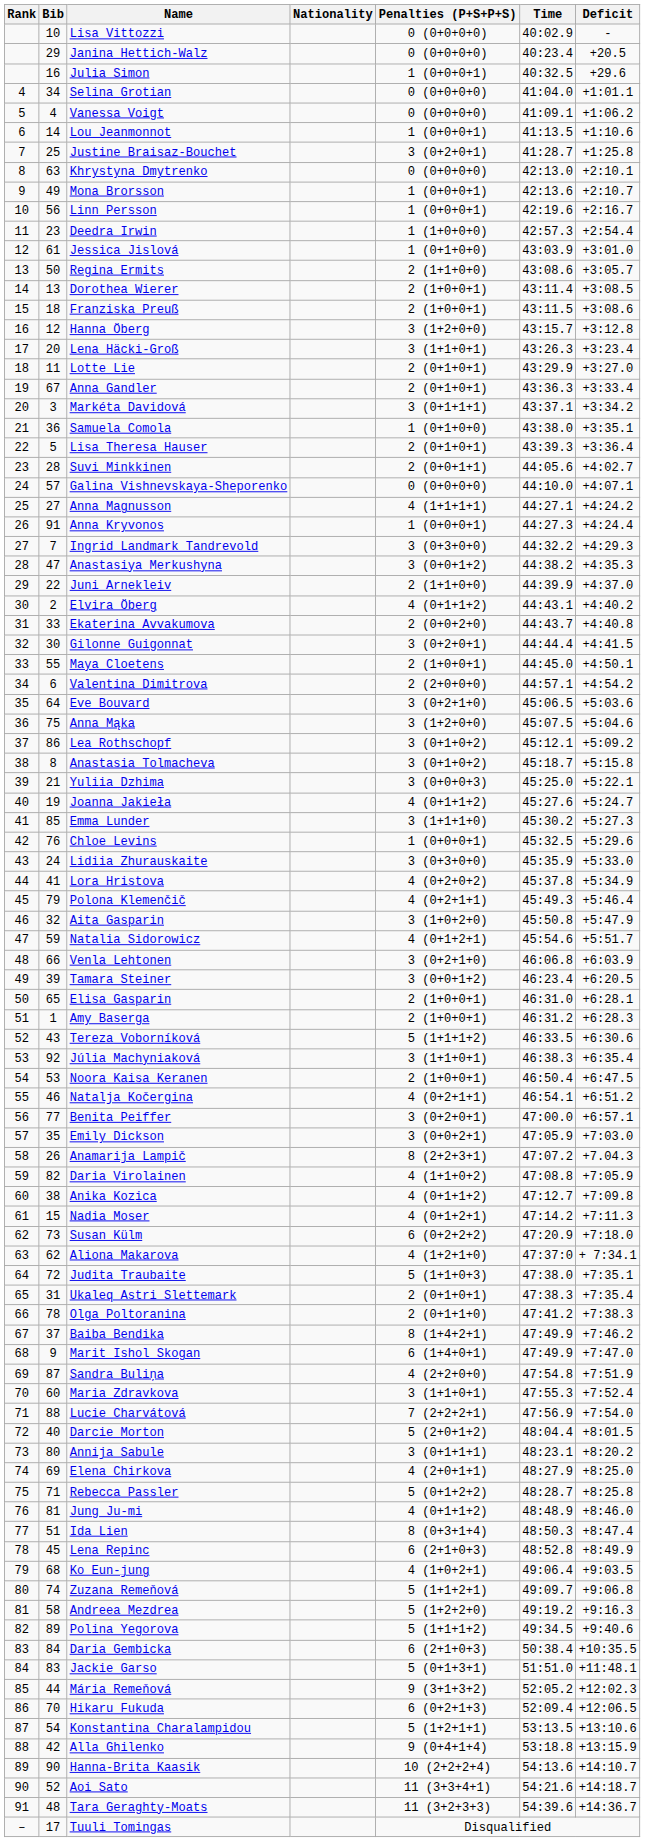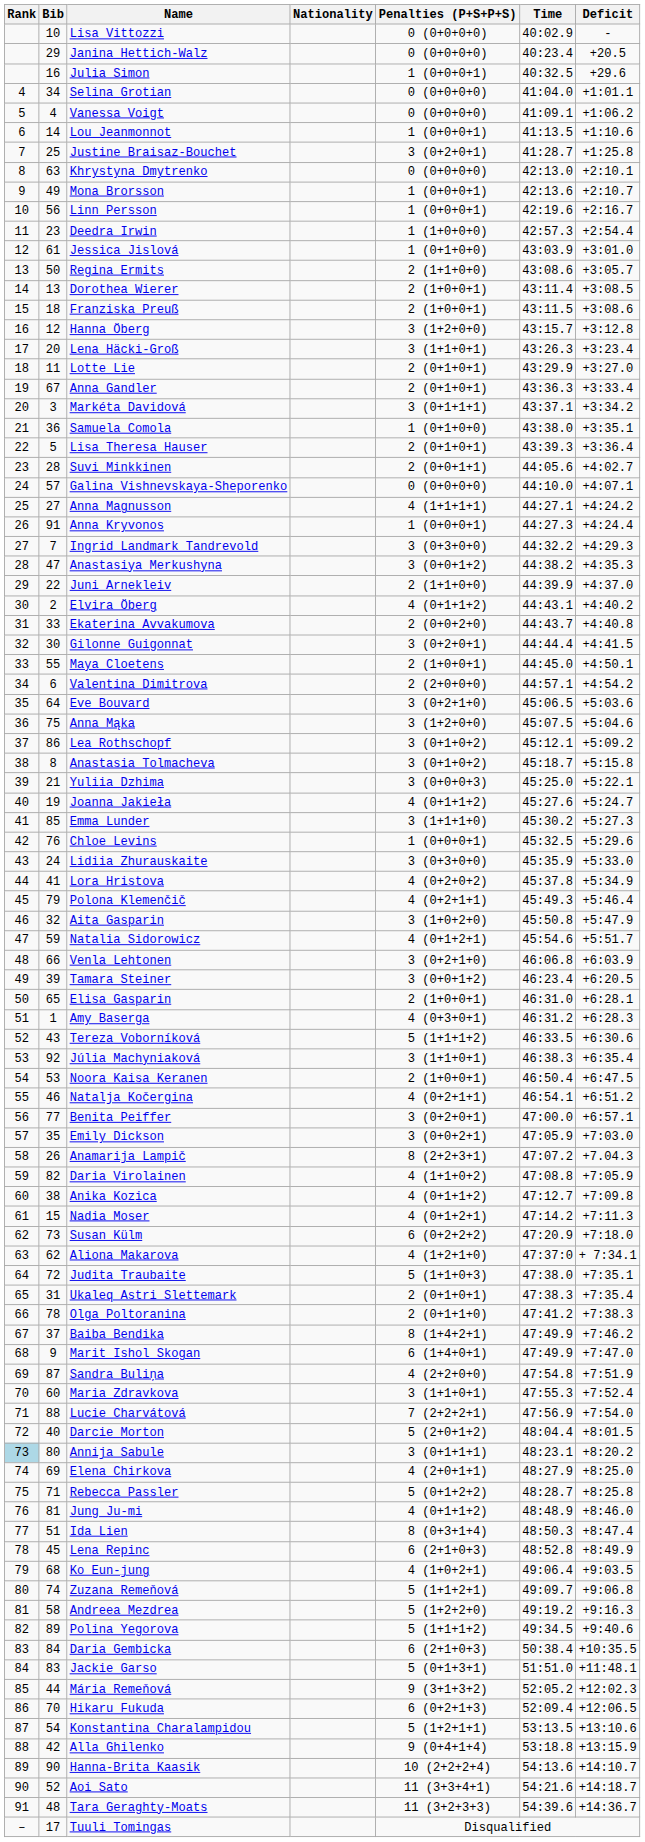(448, 1019) 2 (1+0+0+1) -> (448, 1019) 4 (0+3+0+1)
(22, 1453) no background -> (22, 1453) lightblue background
